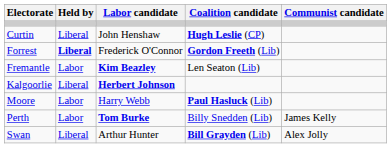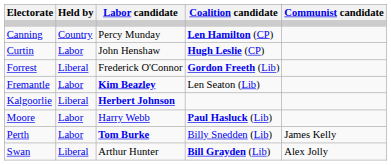+ row: (25, 34)
(73, 34) Liberal -> (71, 51) Labor
(75, 51) bold -> (73, 67) normal
